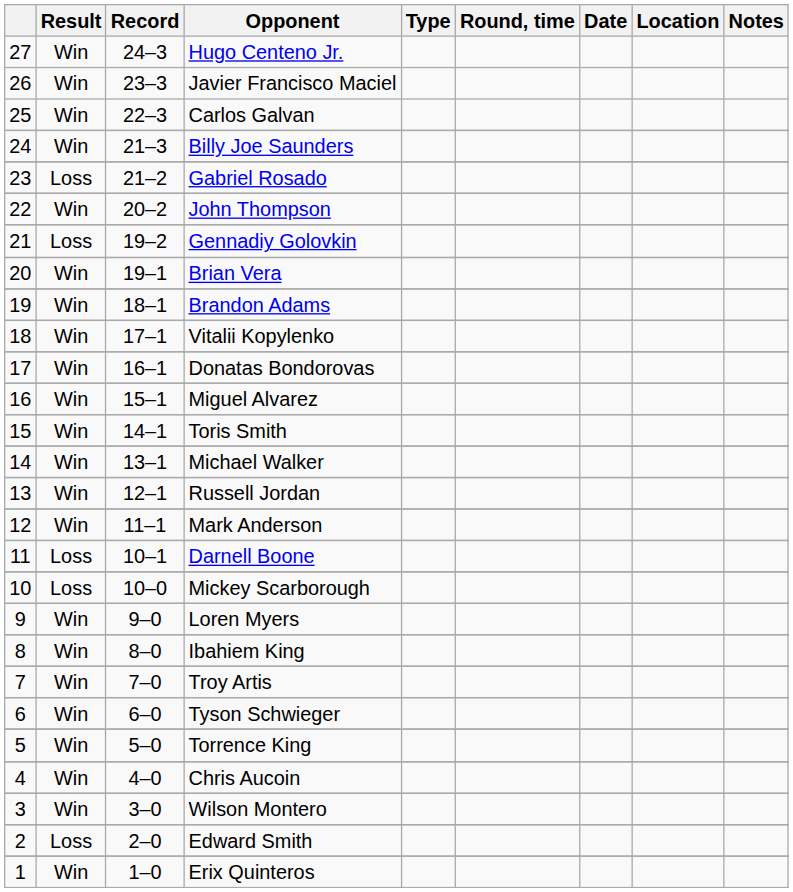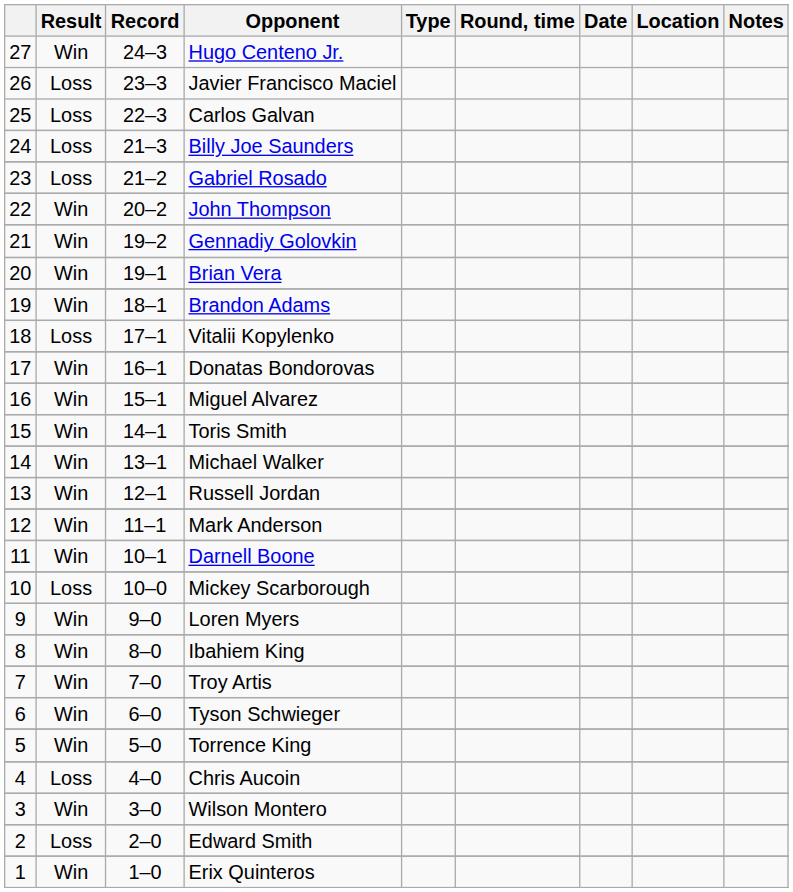(71, 84) Win -> (71, 84) Loss
(71, 115) Win -> (71, 115) Loss
(71, 147) Win -> (71, 147) Loss
(71, 241) Loss -> (71, 241) Win
(71, 336) Win -> (71, 336) Loss
(71, 556) Loss -> (71, 556) Win
(71, 777) Win -> (71, 777) Loss
